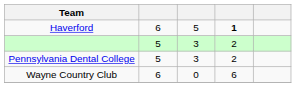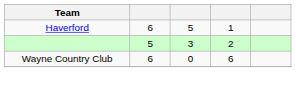(234, 28) bold -> (231, 28) normal
- row: (72, 59)
